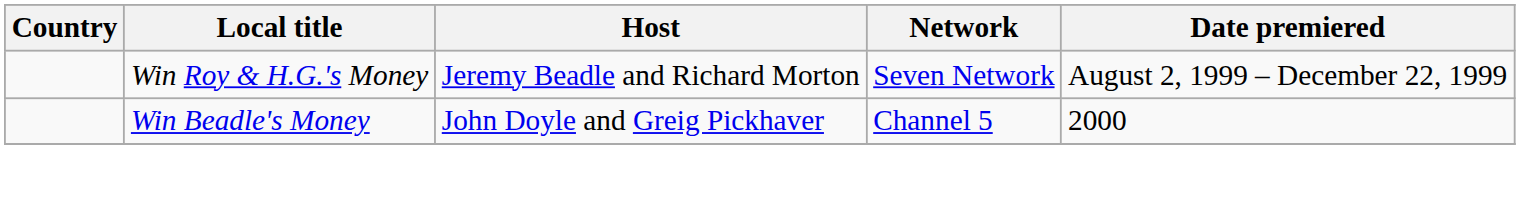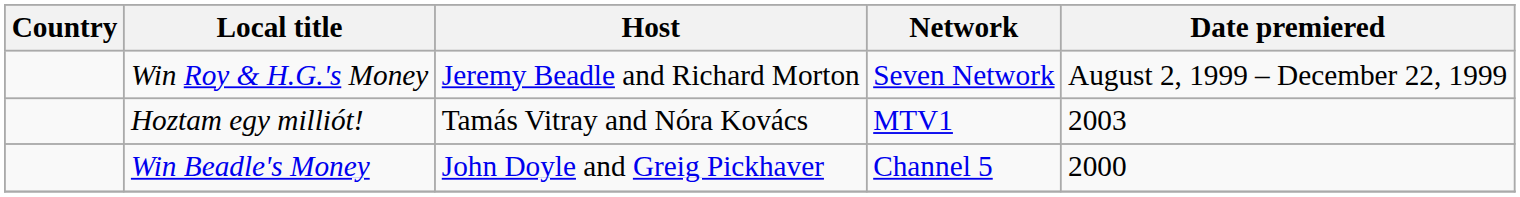+ row: (247, 120)
